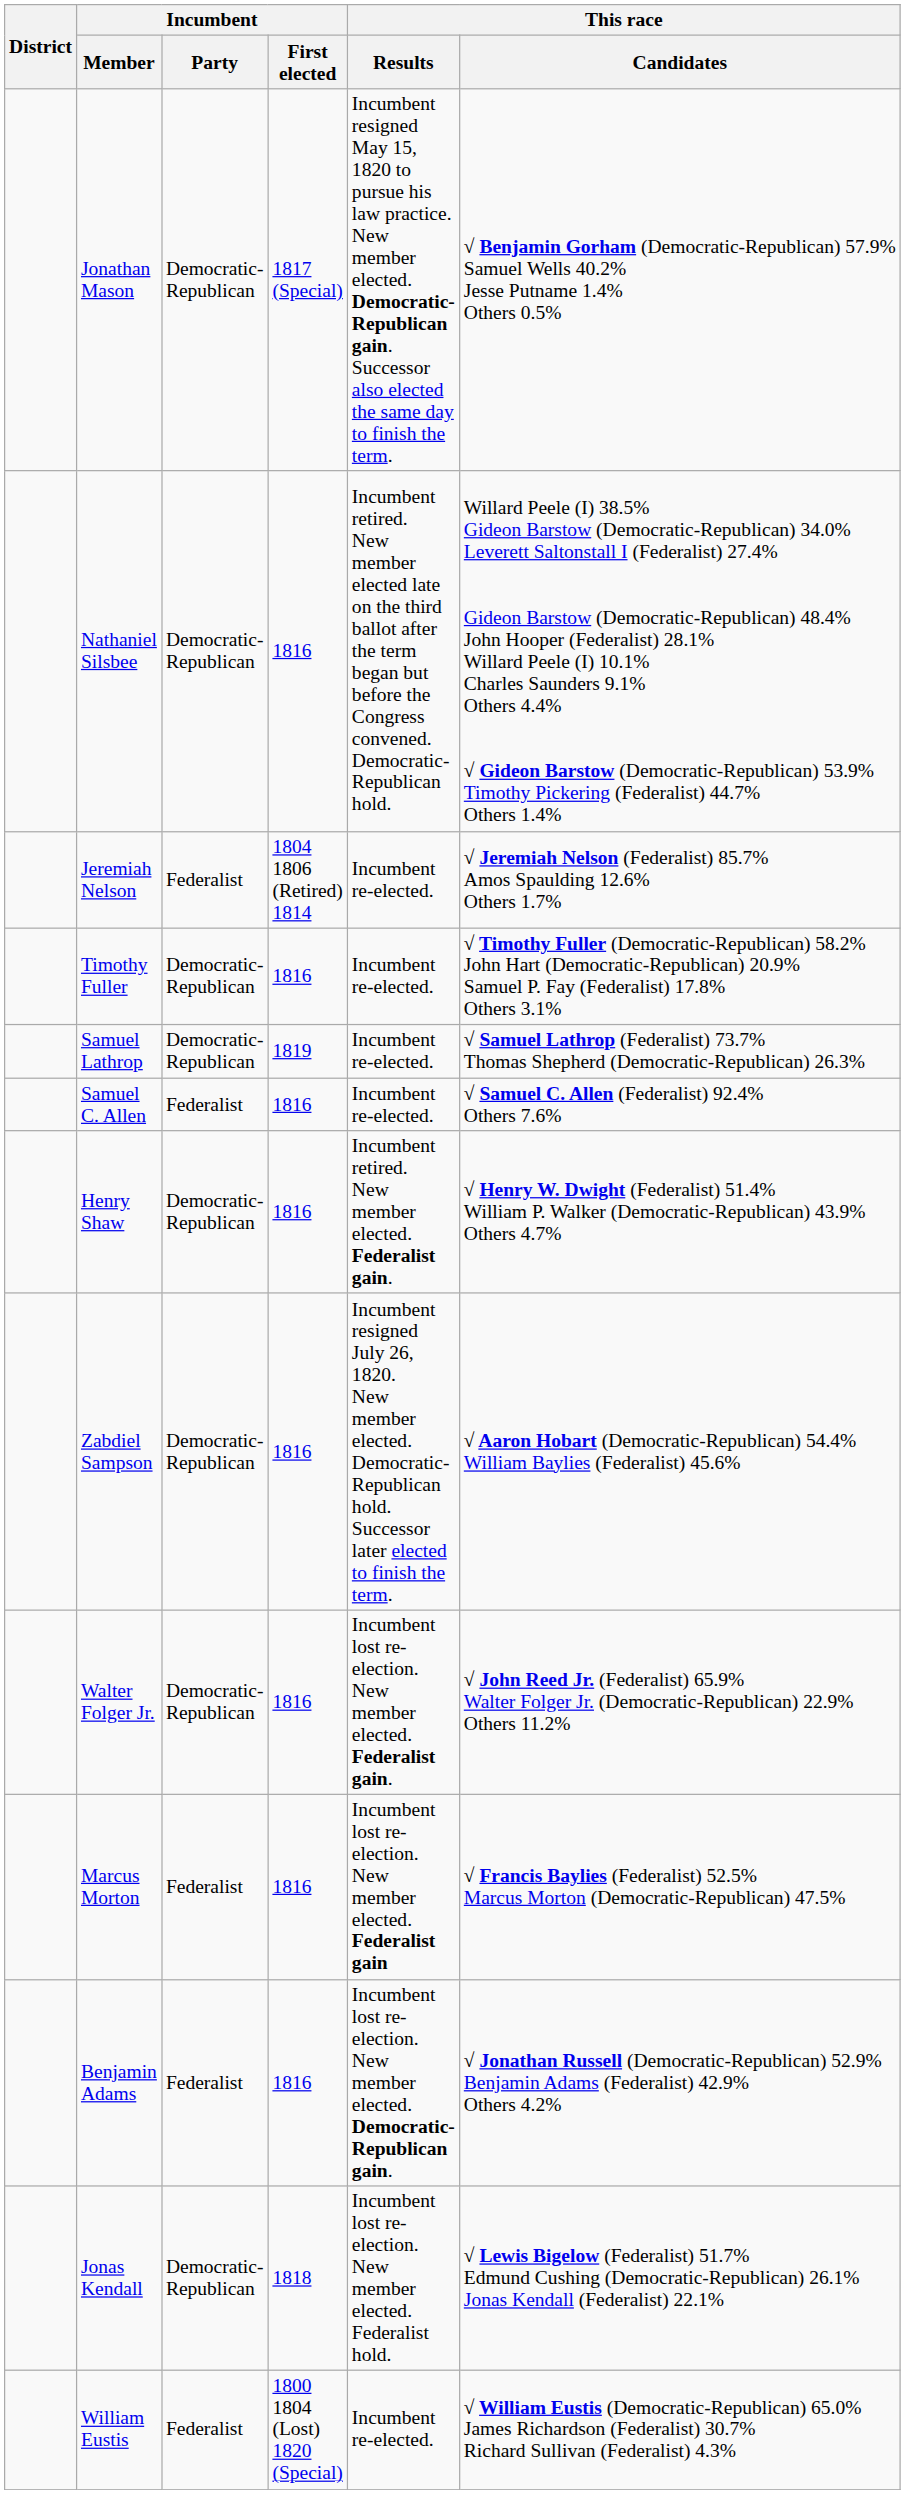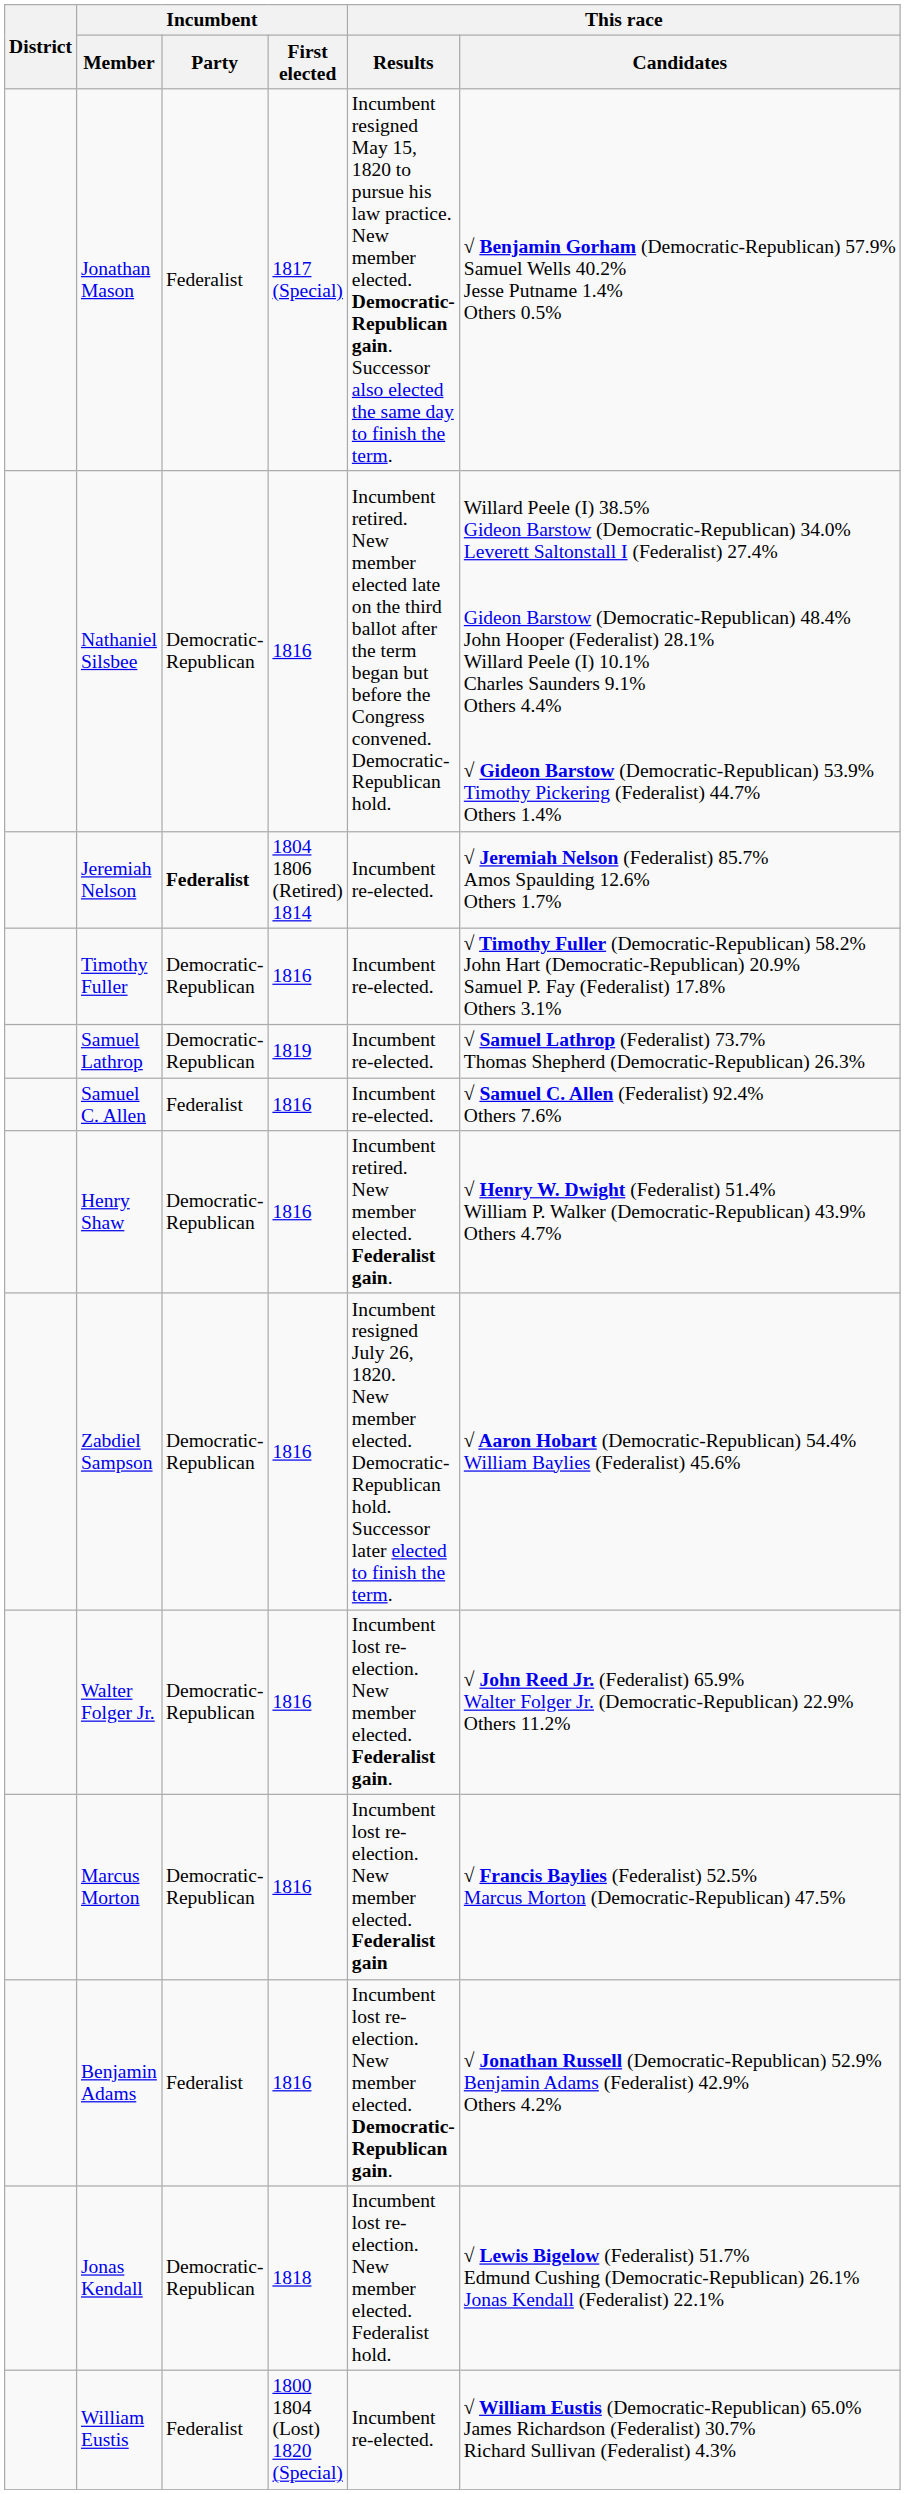(215, 279) Democratic-Republican -> (204, 279) Federalist
(204, 879) normal -> (208, 879) bold
(204, 1886) Federalist -> (215, 1886) Democratic-Republican
